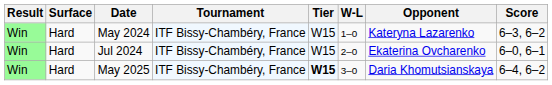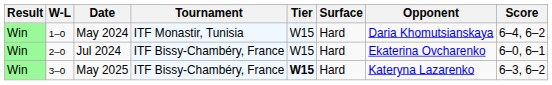columns swapped: (352, 13) <-> (70, 13)
(230, 32) ITF Bissy-Chambéry, France -> (189, 32) ITF Monastir, Tunisia
(421, 32) Kateryna Lazarenko -> (431, 32) Daria Khomutsianskaya
(522, 32) 6–3, 6–2 -> (522, 32) 6–4, 6–2
(431, 70) Daria Khomutsianskaya -> (421, 70) Kateryna Lazarenko
(522, 70) 6–4, 6–2 -> (522, 70) 6–3, 6–2
